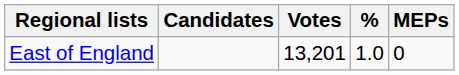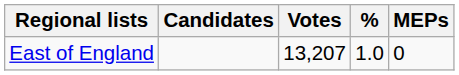(315, 53) 13,201 -> (315, 53) 13,207
